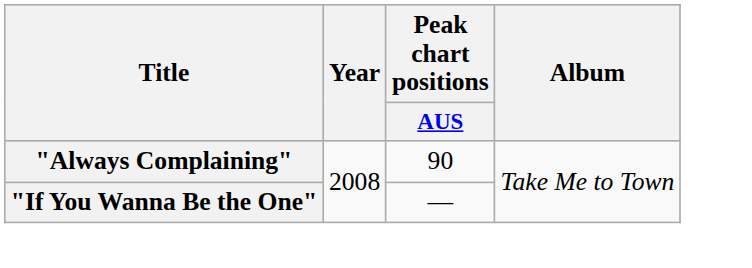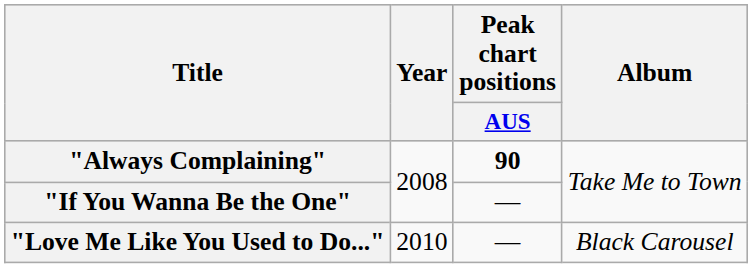(440, 161) normal -> (508, 160) bold
+ row: (198, 242)
